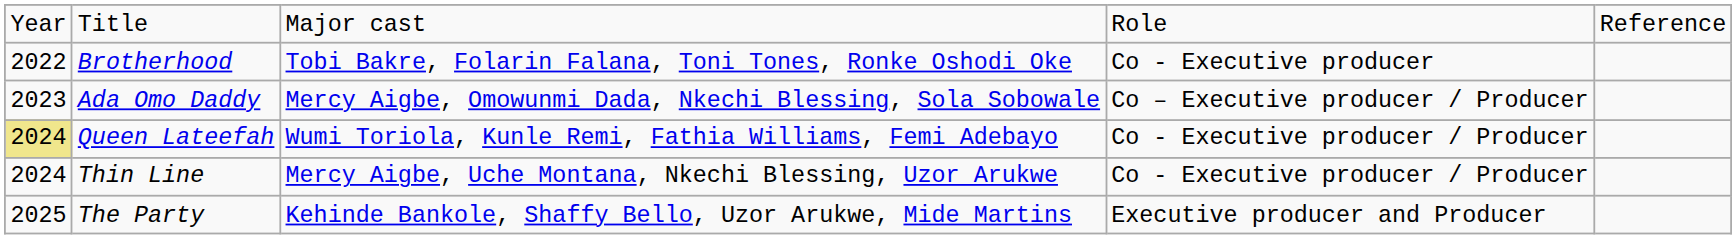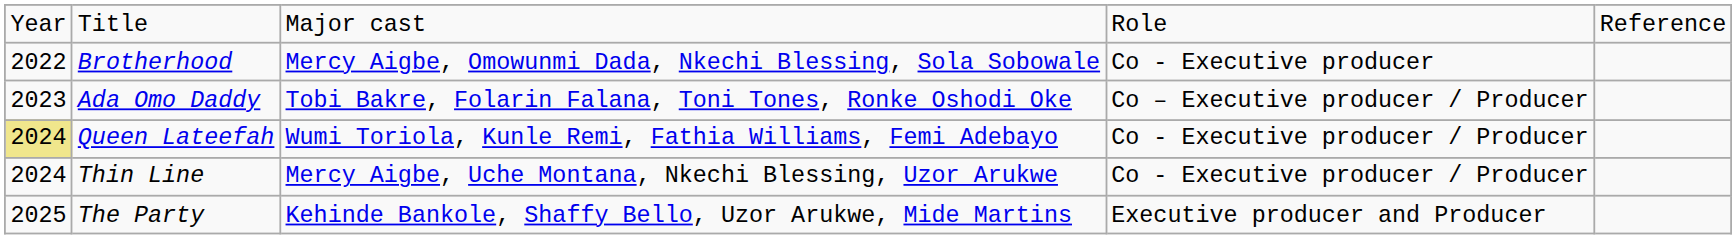(679, 62) Tobi Bakre, Folarin Falana, Toni Tones, Ronke Oshodi Oke -> (693, 62) Mercy Aigbe, Omowunmi Dada, Nkechi Blessing, Sola Sobowale
(693, 100) Mercy Aigbe, Omowunmi Dada, Nkechi Blessing, Sola Sobowale -> (679, 100) Tobi Bakre, Folarin Falana, Toni Tones, Ronke Oshodi Oke
